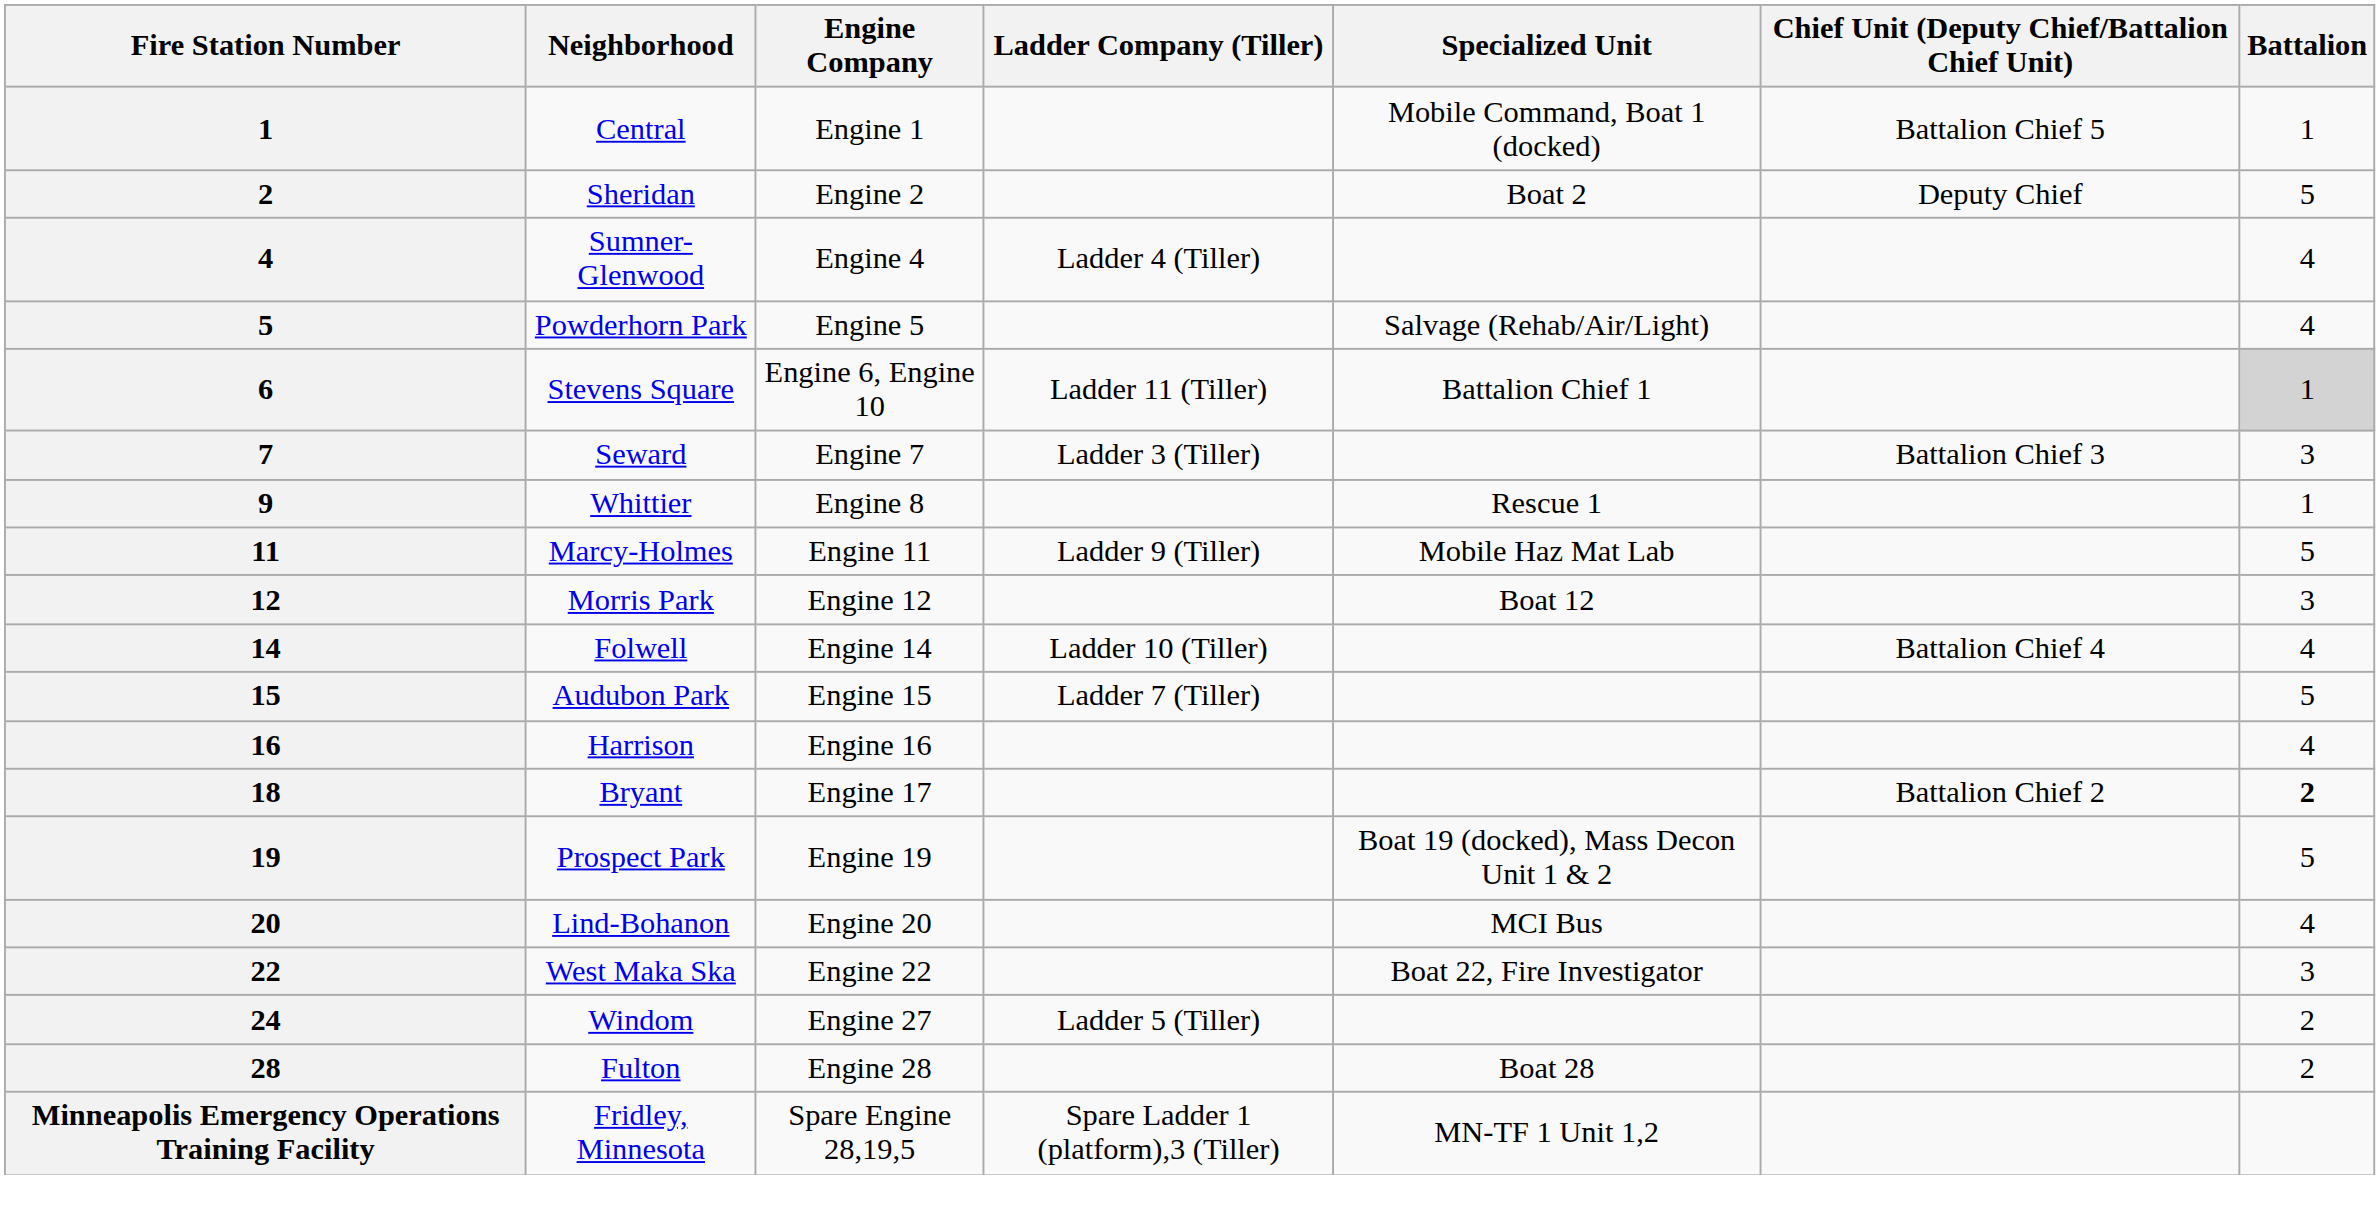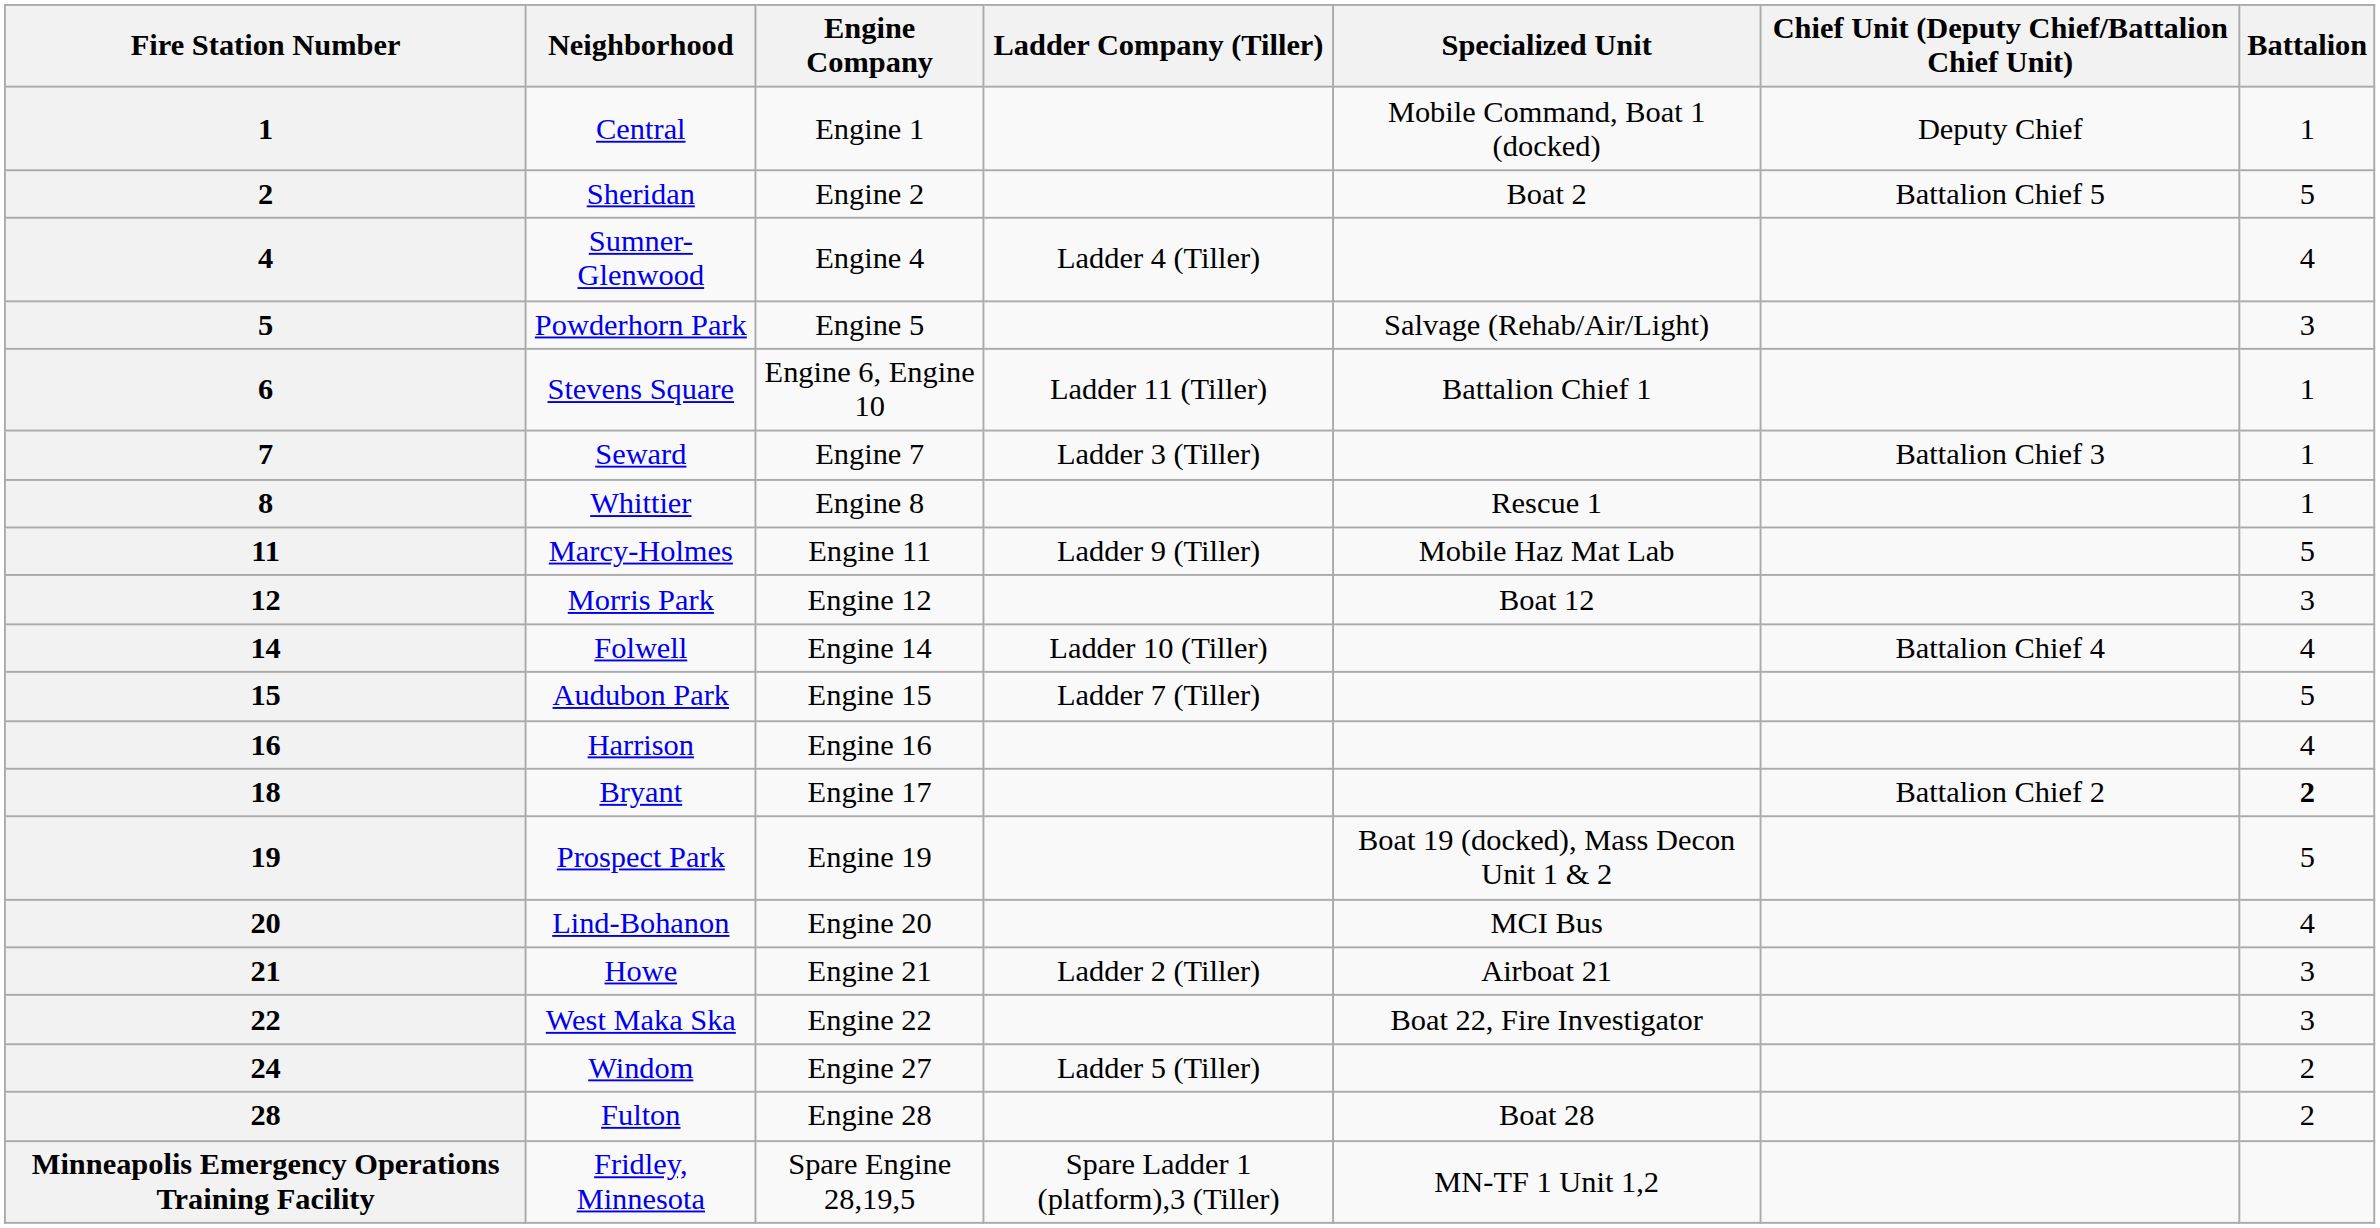(2000, 128) Battalion Chief 5 -> (2000, 128) Deputy Chief
(2000, 193) Deputy Chief -> (2000, 193) Battalion Chief 5
(2307, 324) 4 -> (2307, 324) 3
(2307, 389) lightgrey background -> (2307, 389) no background
(2307, 454) 3 -> (2307, 454) 1
(266, 502) 9 -> (266, 502) 8
+ row: (641, 971)
